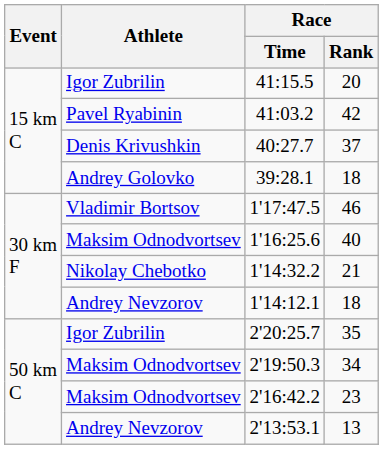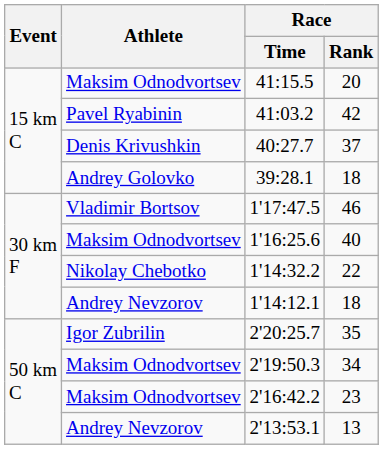(115, 83) Igor Zubrilin -> (153, 83) Maksim Odnodvortsev
(351, 271) 21 -> (351, 271) 22
